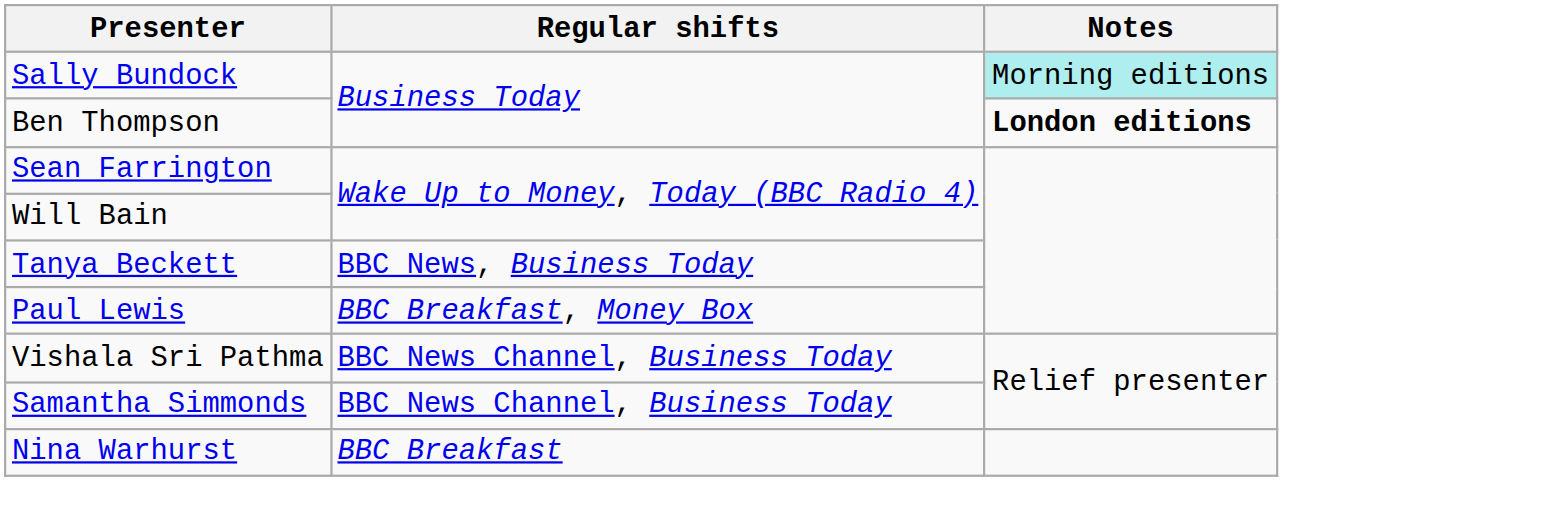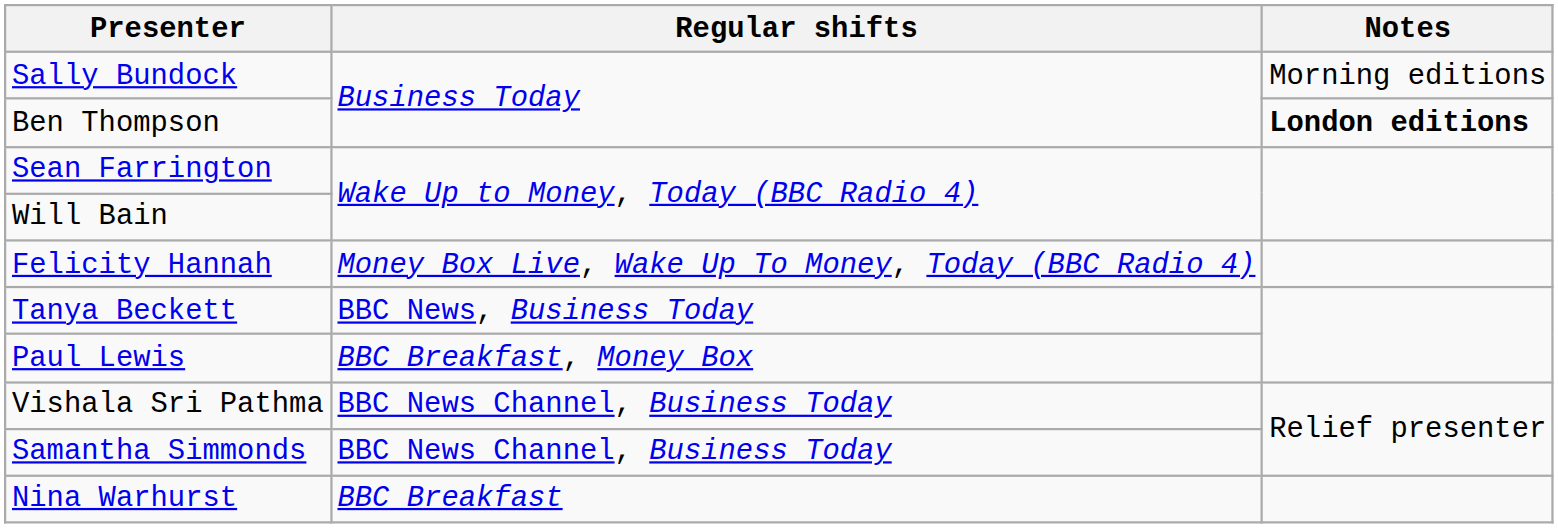(1131, 76) paleturquoise background -> (1408, 76) no background
+ row: (142, 264)
